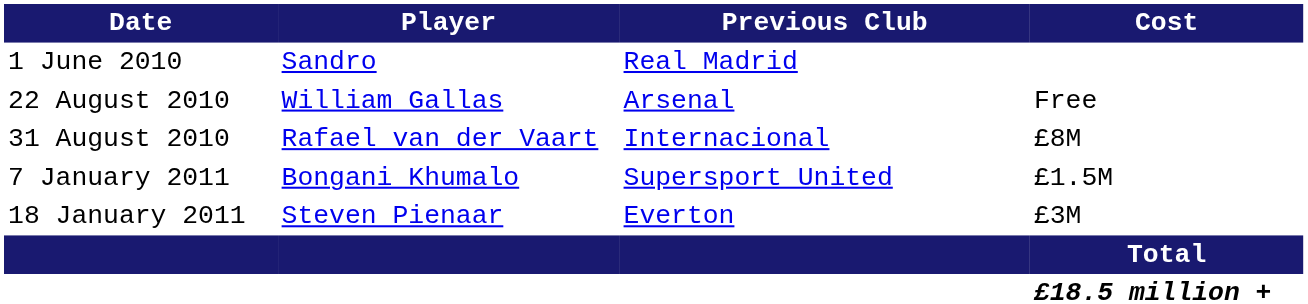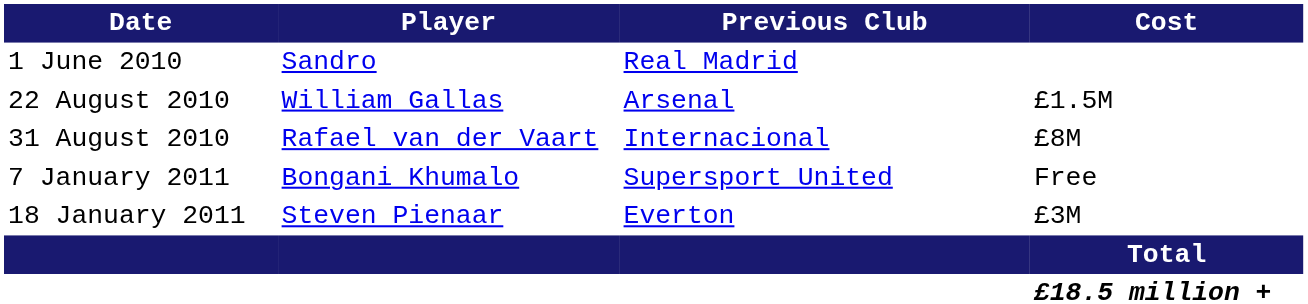(1066, 100) Free -> (1074, 100) £1.5M
(1074, 178) £1.5M -> (1066, 178) Free
